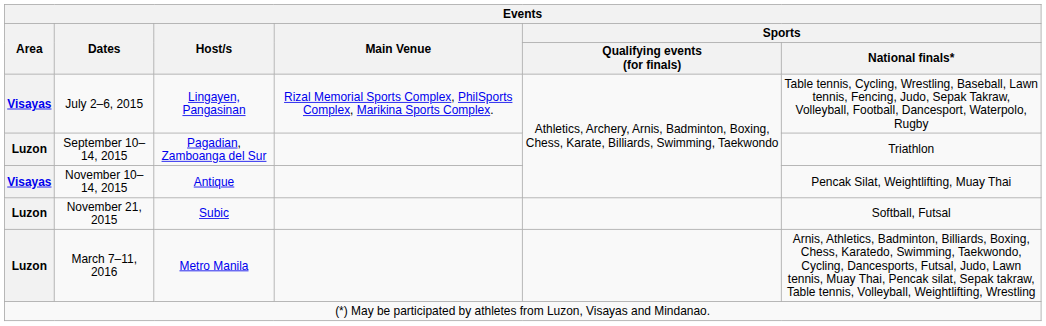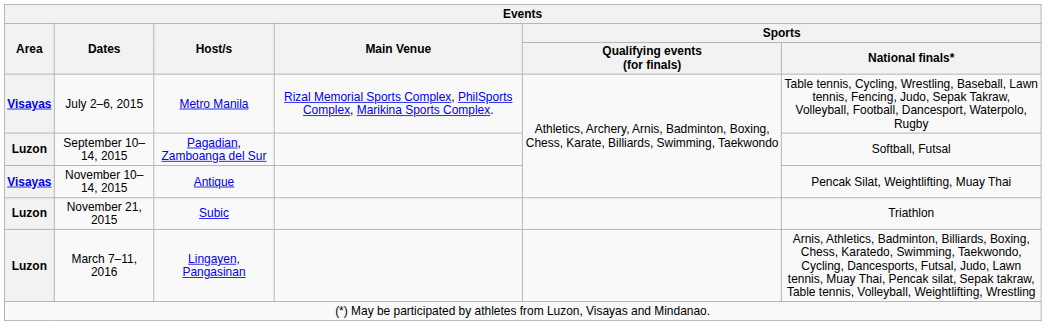(214, 104) Lingayen, Pangasinan -> (214, 104) Metro Manila
(911, 150) Triathlon -> (911, 150) Softball, Futsal
(911, 214) Softball, Futsal -> (911, 214) Triathlon
(214, 266) Metro Manila -> (214, 266) Lingayen, Pangasinan
